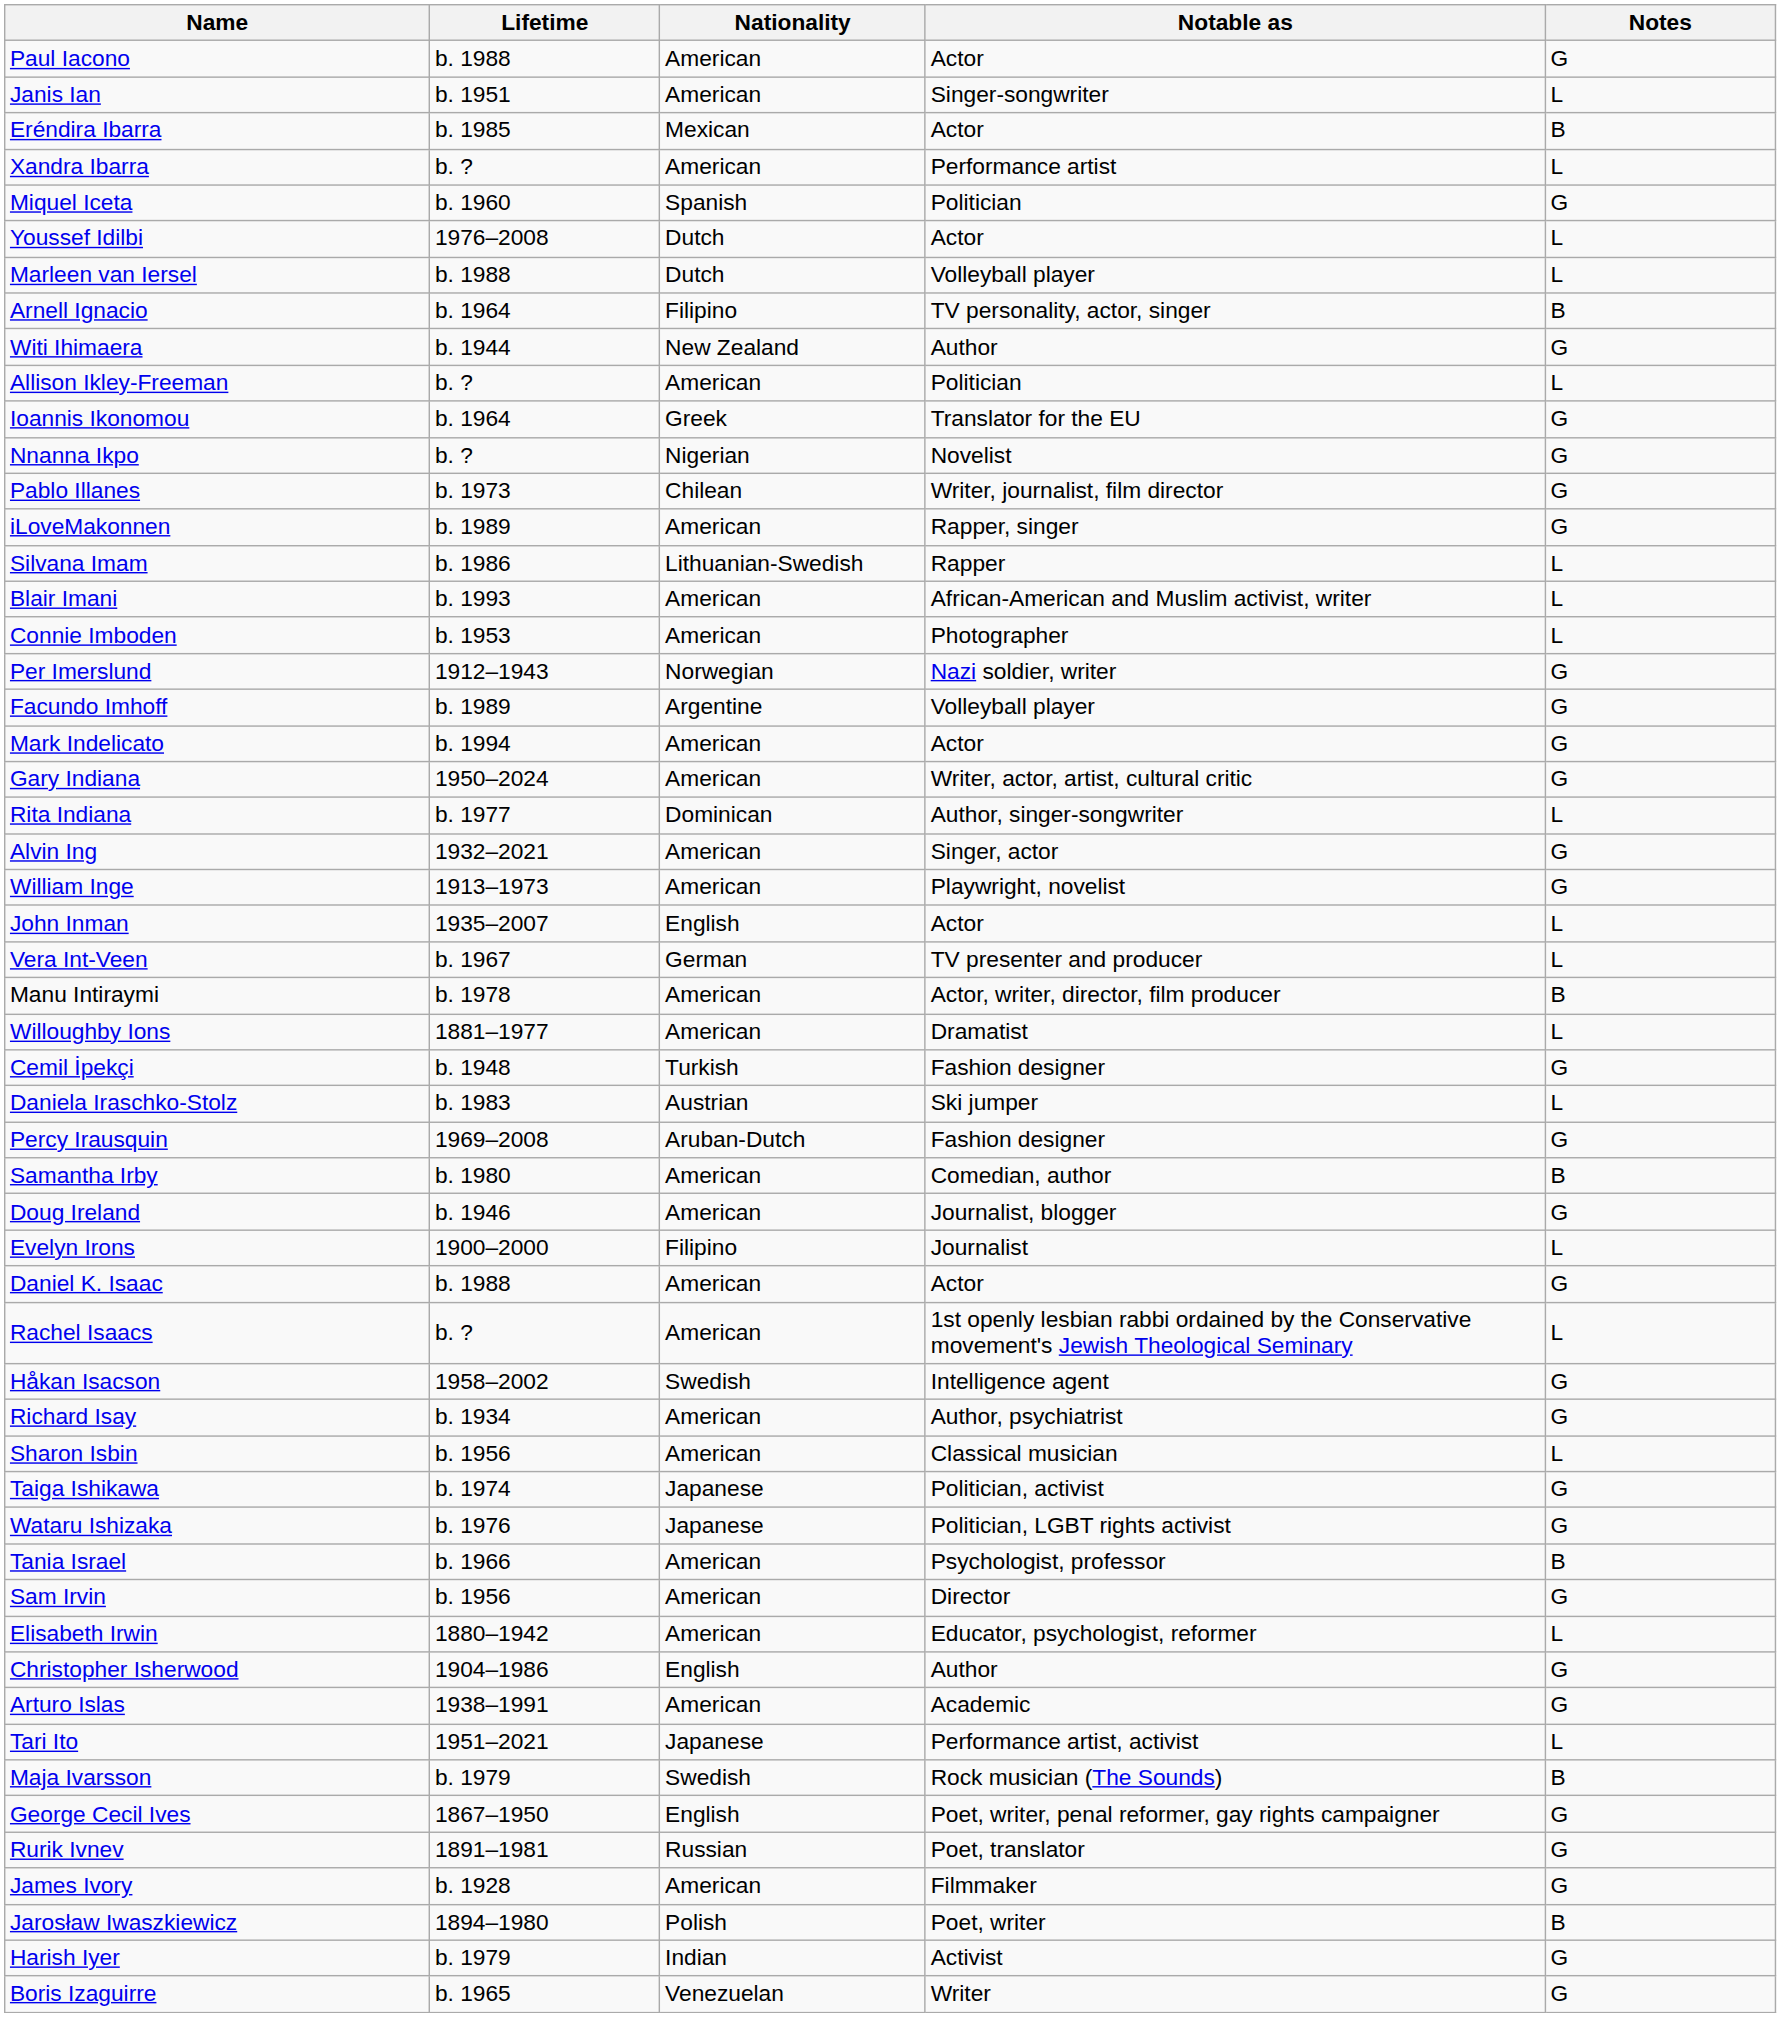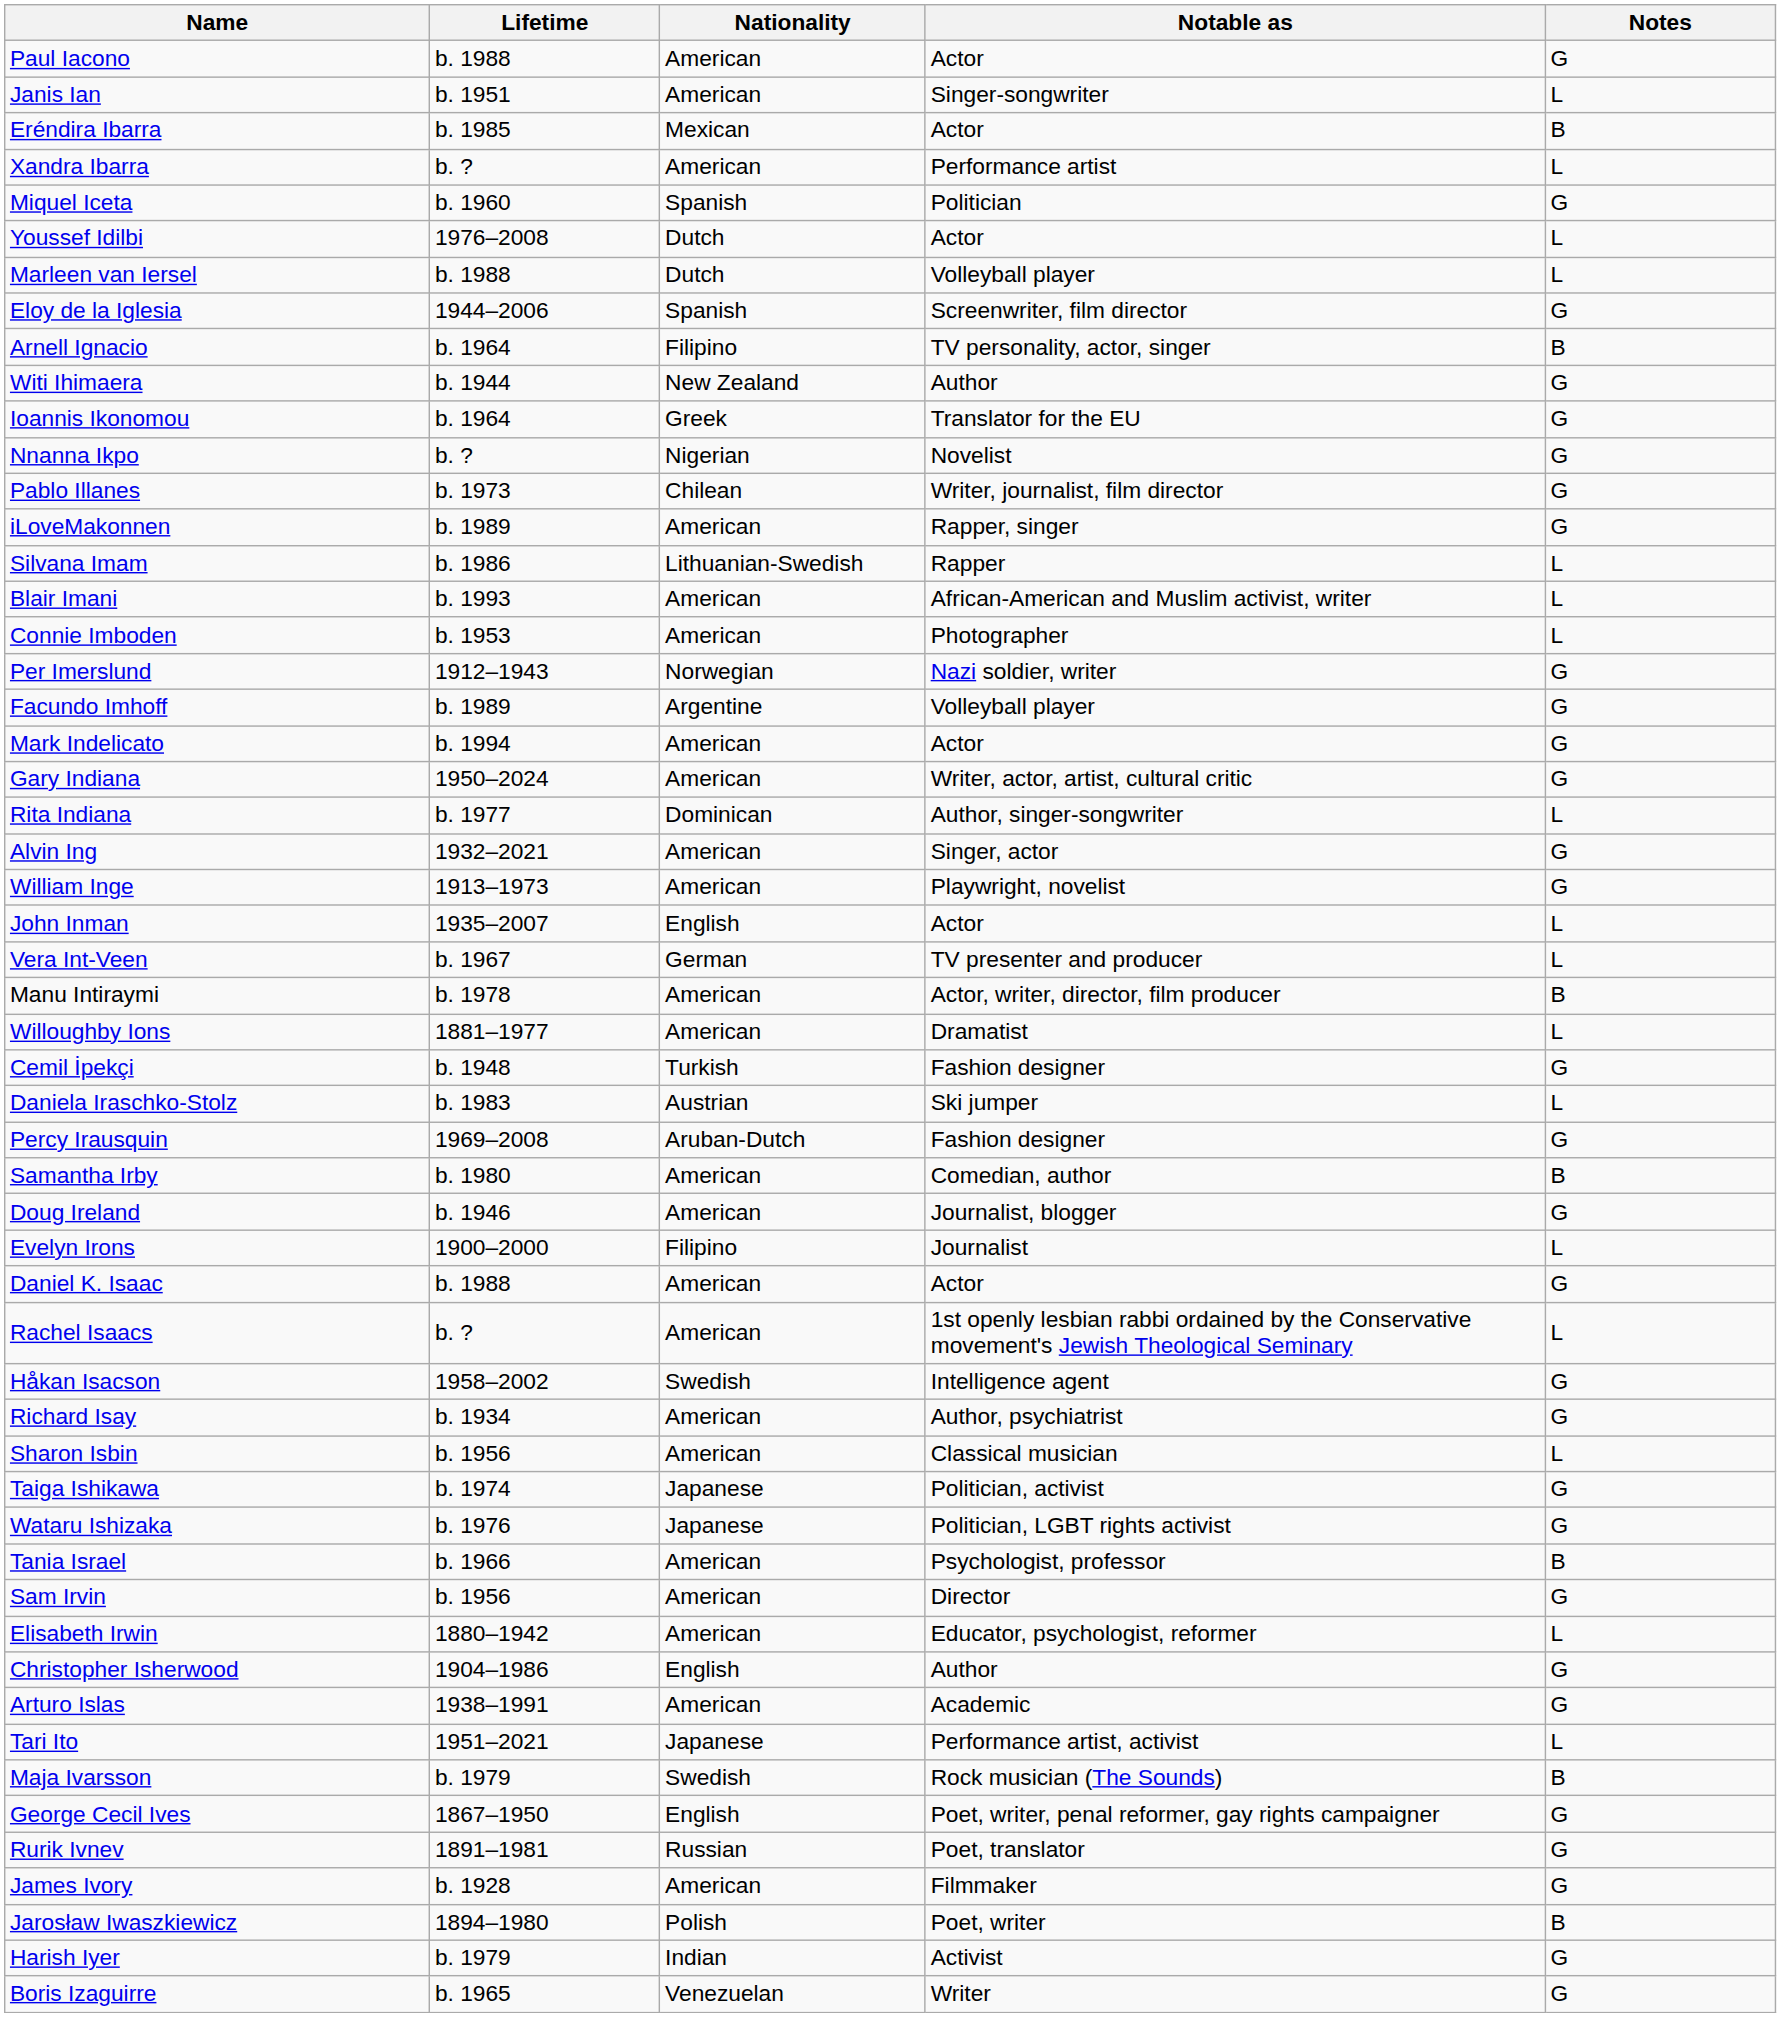+ row: (96, 310)
- row: (119, 382)
